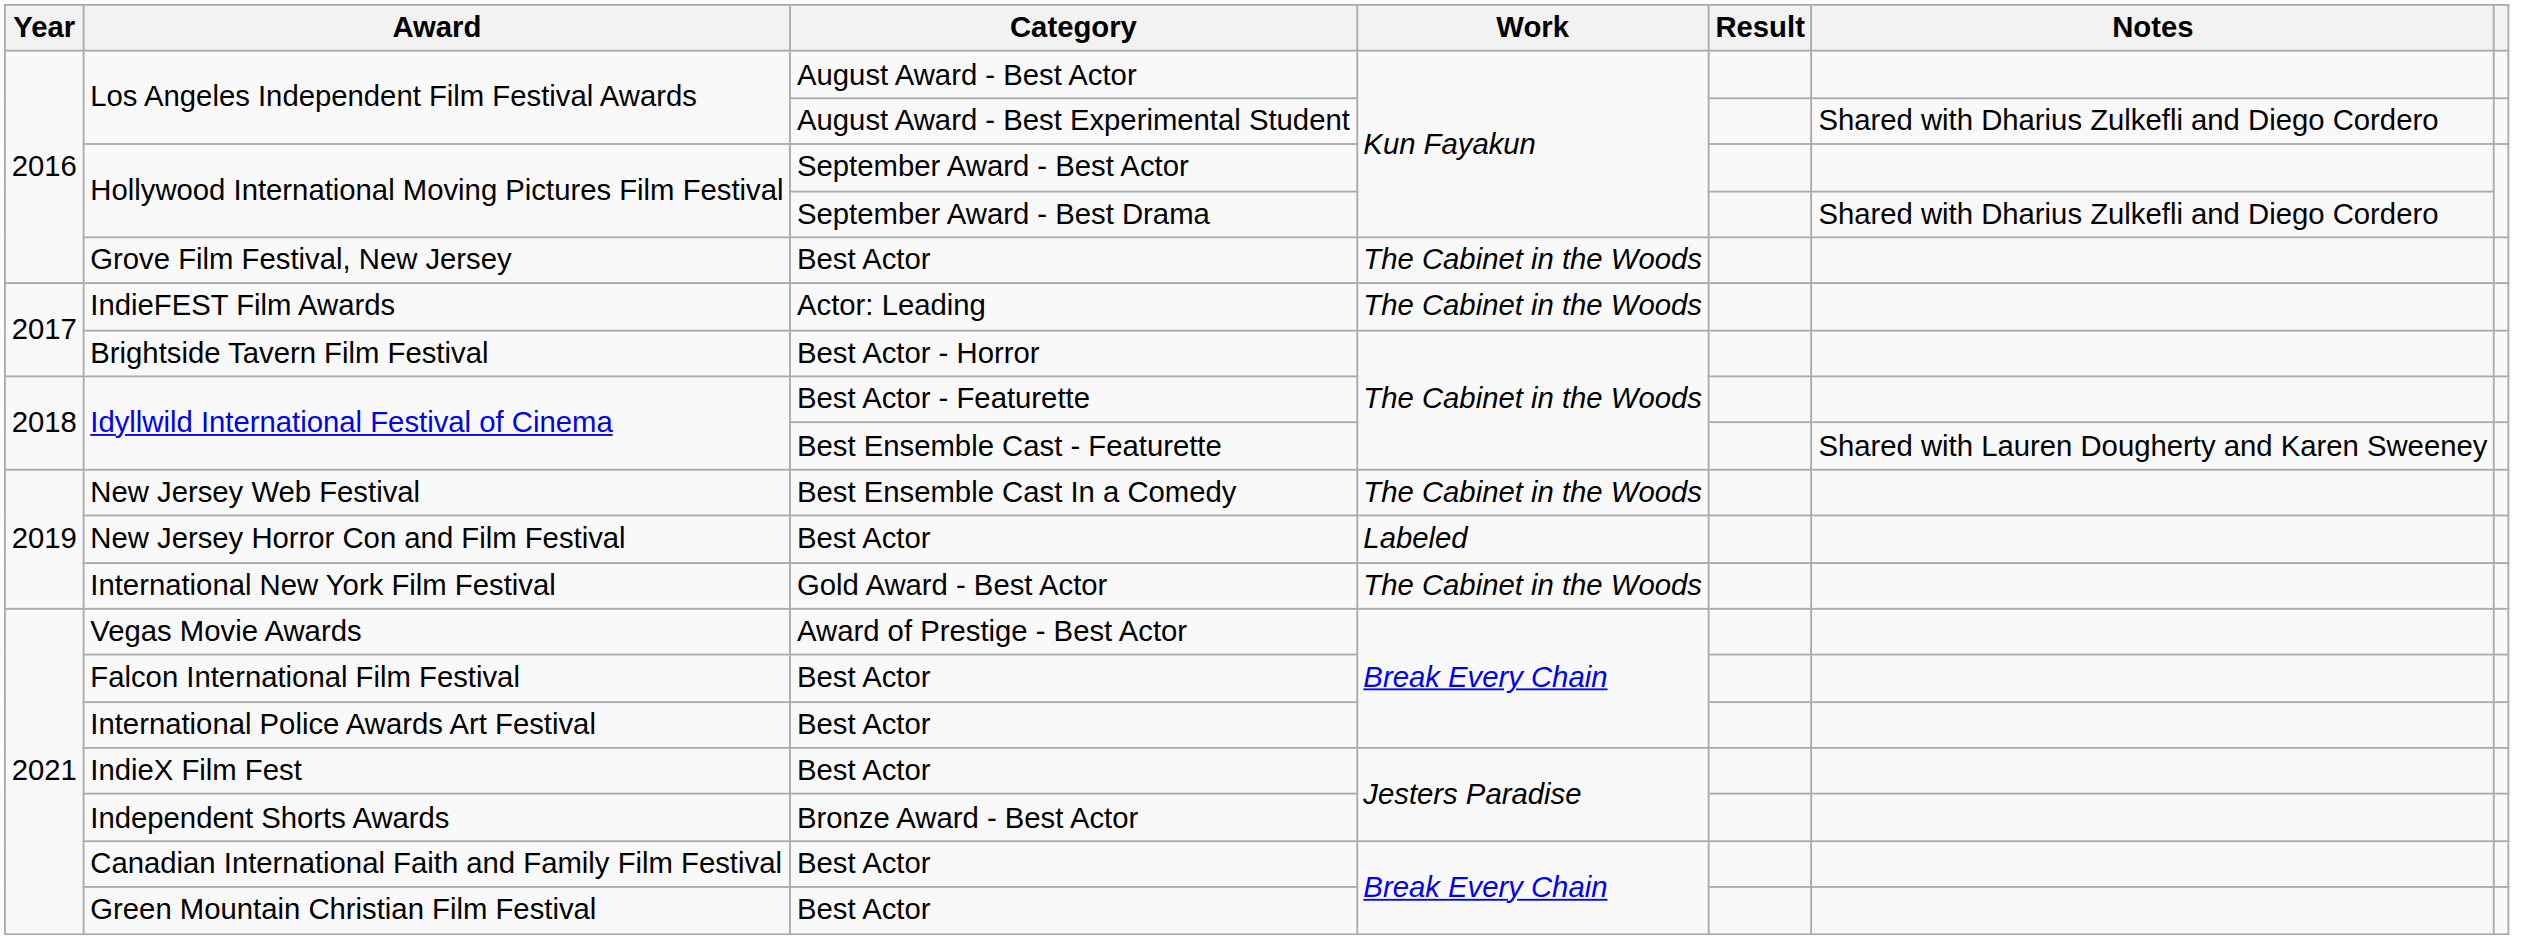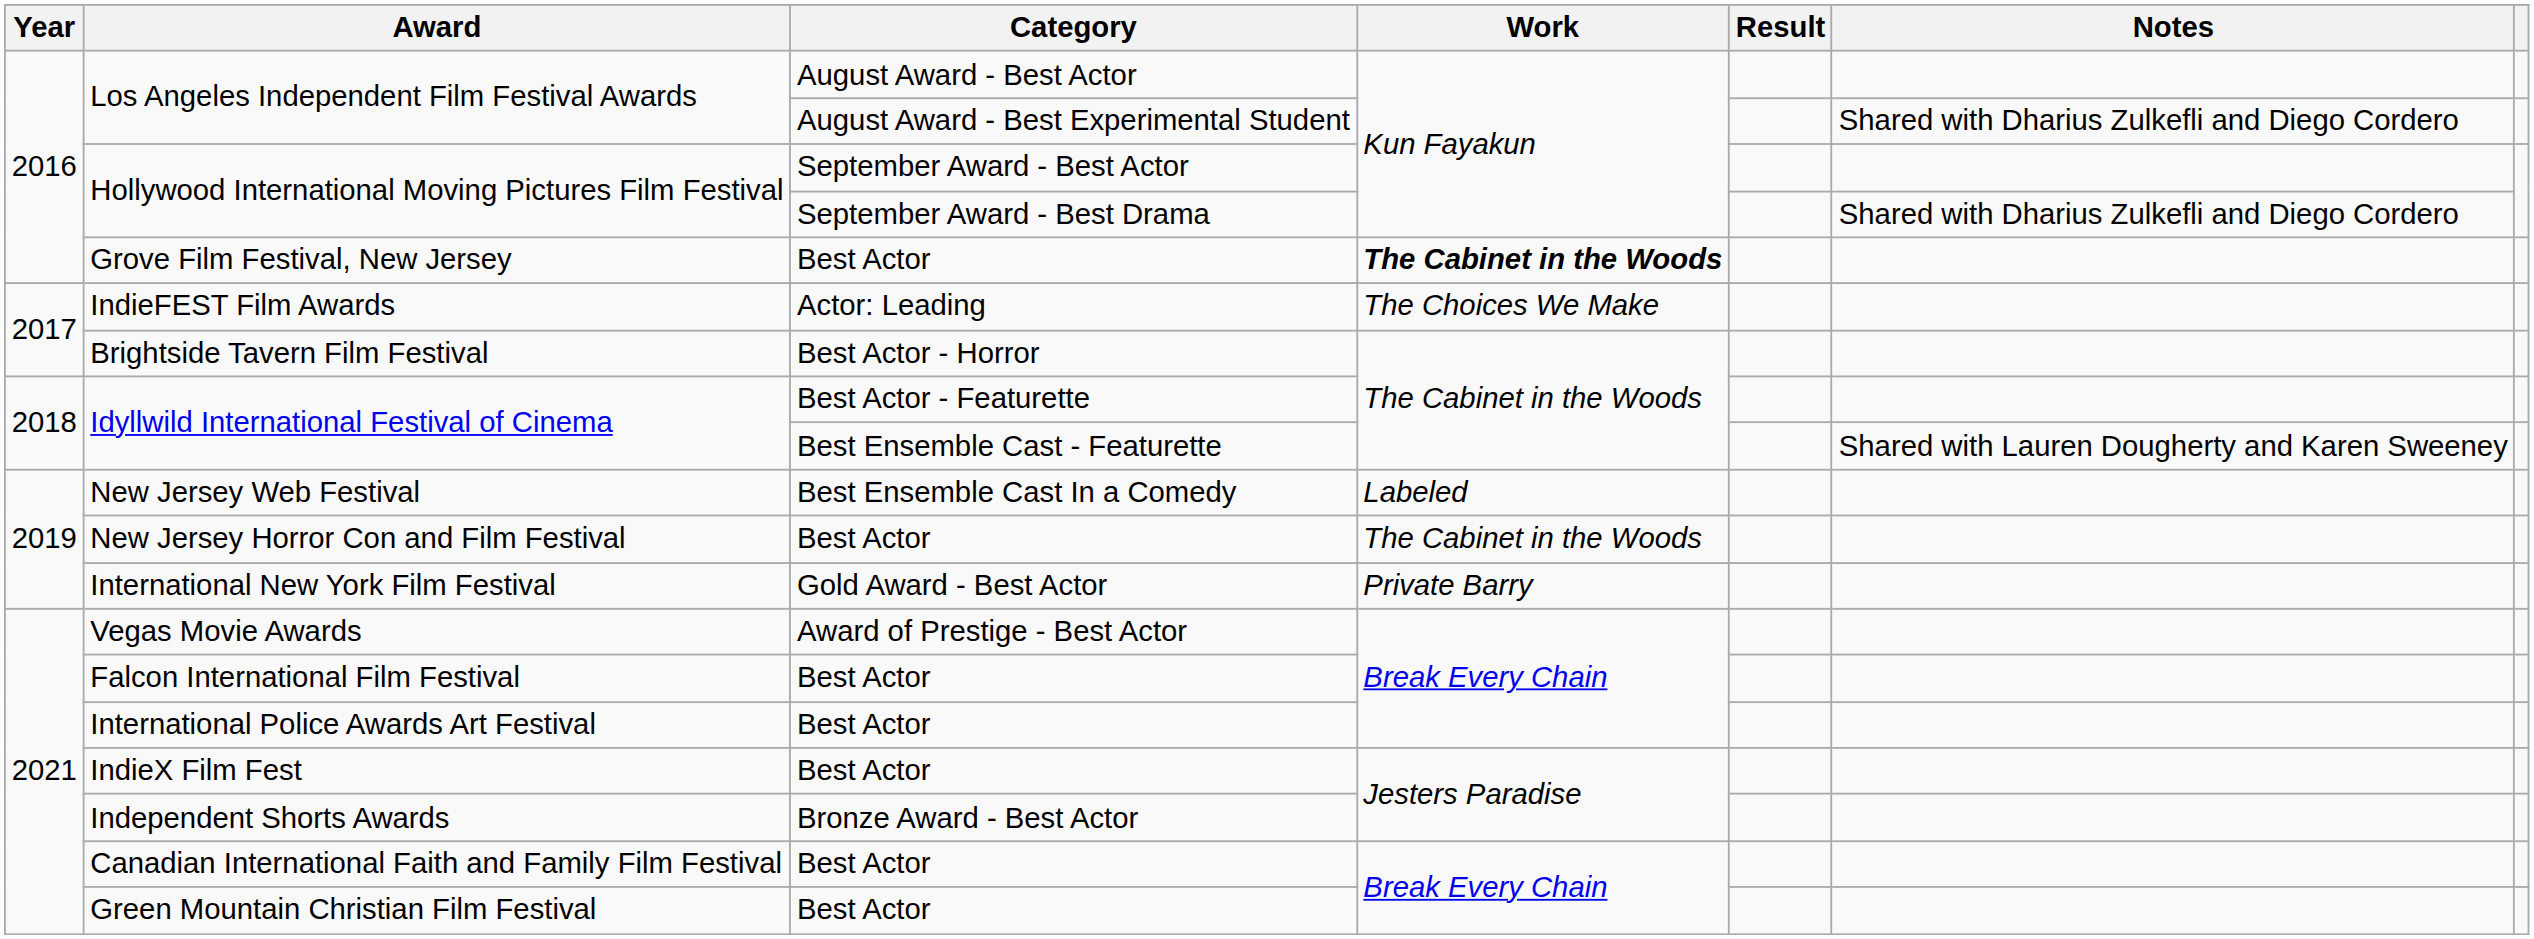(1533, 259) normal -> (1543, 259) bold
(1533, 306) The Cabinet in the Woods -> (1511, 306) The Choices We Make
(1533, 492) The Cabinet in the Woods -> (1415, 492) Labeled
(1415, 538) Labeled -> (1533, 538) The Cabinet in the Woods
(1533, 584) The Cabinet in the Woods -> (1448, 584) Private Barry
